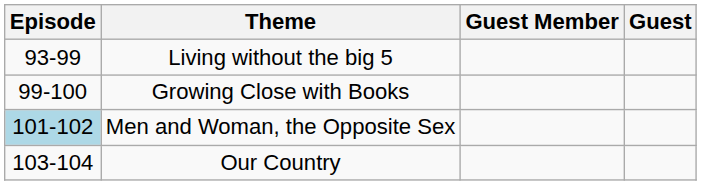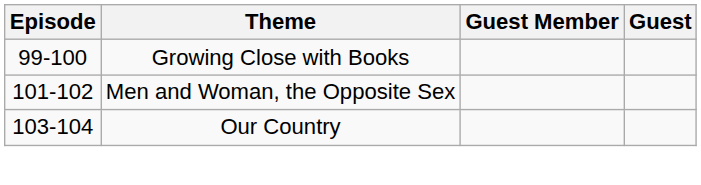- row: (281, 57)
(53, 127) lightblue background -> (53, 92) no background
